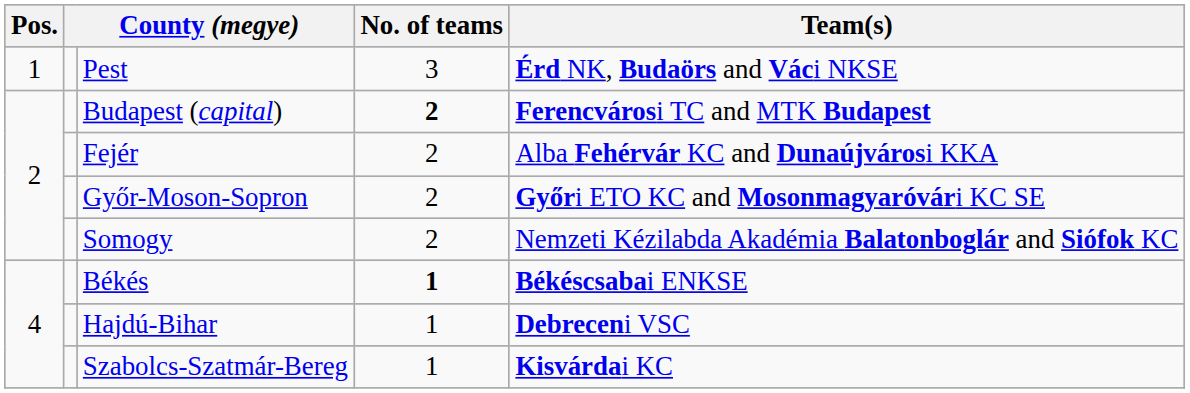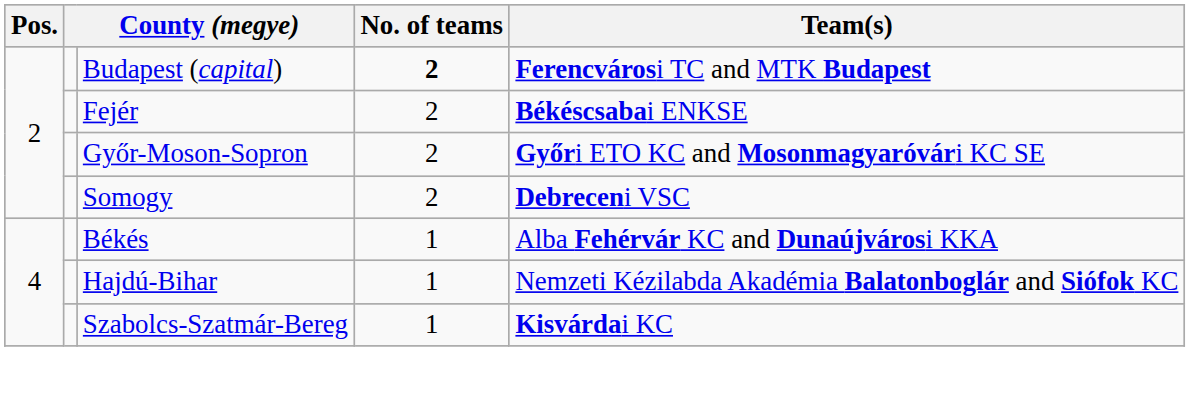- row: (105, 68)
(757, 153) Alba Fehérvár KC and Dunaújvárosi KKA -> (632, 111) Békéscsabai ENKSE
(847, 238) Nemzeti Kézilabda Akadémia Balatonboglár and Siófok KC -> (603, 196) Debreceni VSC
(432, 281) bold -> (432, 238) normal
(632, 281) Békéscsabai ENKSE -> (757, 238) Alba Fehérvár KC and Dunaújvárosi KKA
(603, 324) Debreceni VSC -> (847, 281) Nemzeti Kézilabda Akadémia Balatonboglár and Siófok KC
